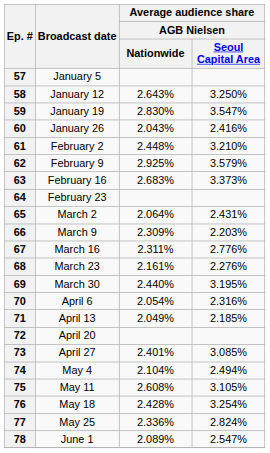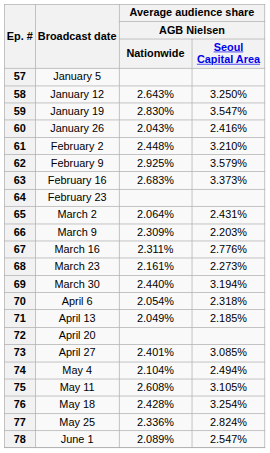(228, 266) 2.276% -> (228, 266) 2.273%
(228, 284) 3.195% -> (228, 284) 3.194%
(228, 301) 2.316% -> (228, 301) 2.318%
